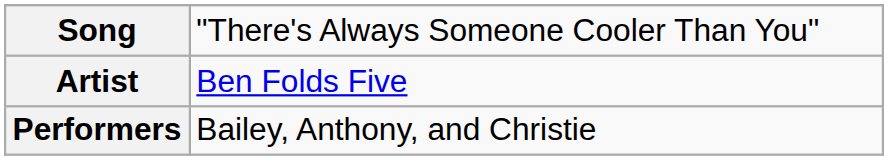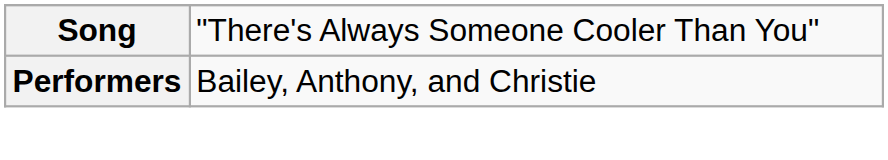- row: (97, 81)
